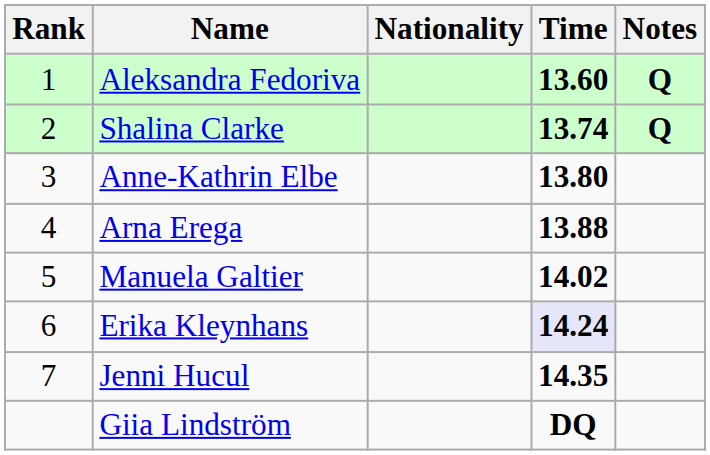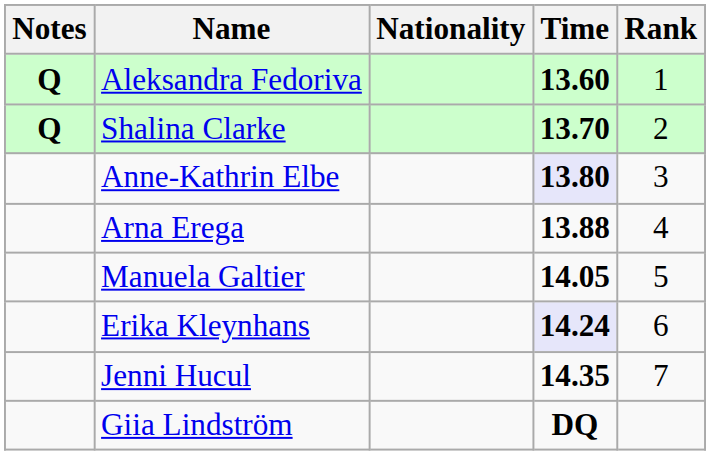columns swapped: (49, 29) <-> (660, 29)
(573, 128) 13.74 -> (575, 128) 13.70
(573, 177) no background -> (575, 177) lavender background
(573, 276) 14.02 -> (575, 276) 14.05
